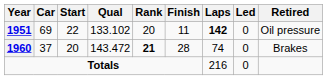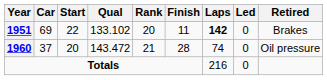(290, 30) Oil pressure -> (290, 30) Brakes
(149, 48) bold -> (149, 48) normal
(290, 48) Brakes -> (290, 48) Oil pressure
